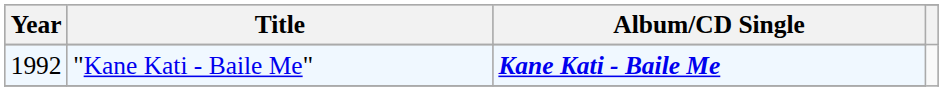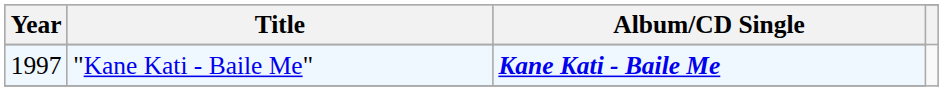(36, 65) 1992 -> (36, 65) 1997
